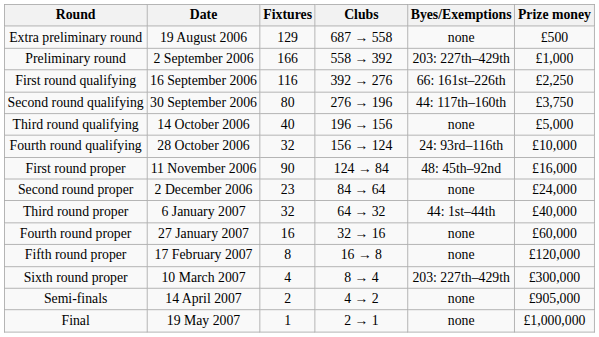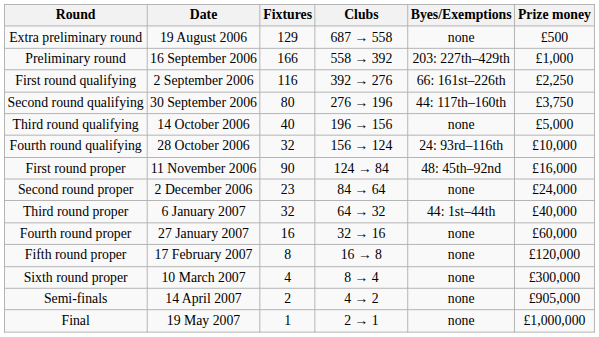(203, 59) 2 September 2006 -> (203, 59) 16 September 2006
(203, 80) 16 September 2006 -> (203, 80) 2 September 2006
(461, 277) 203: 227th–429th -> (461, 277) none
